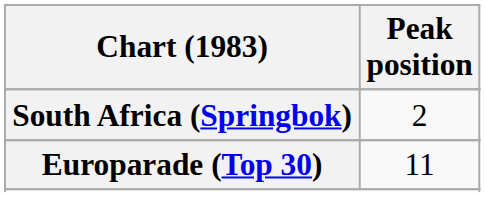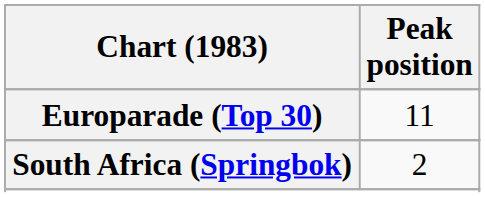rows swapped: (182, 164) <-> (182, 114)
